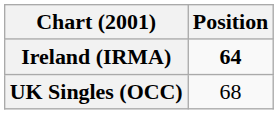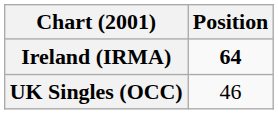(231, 91) 68 -> (231, 91) 46
